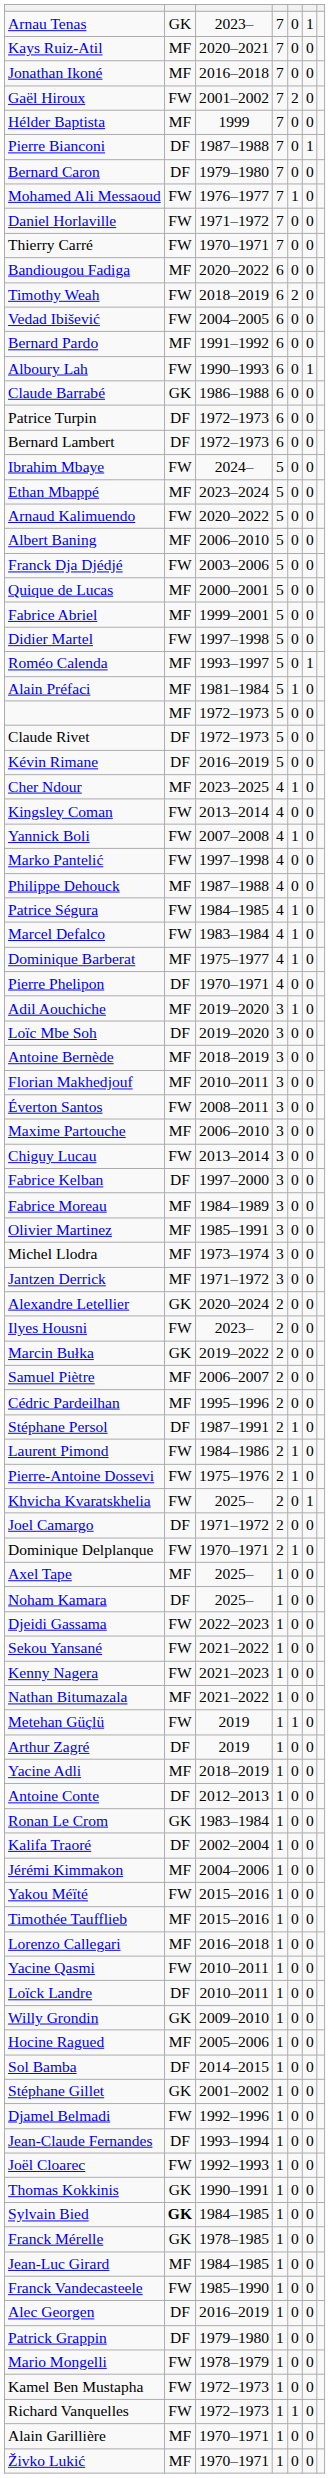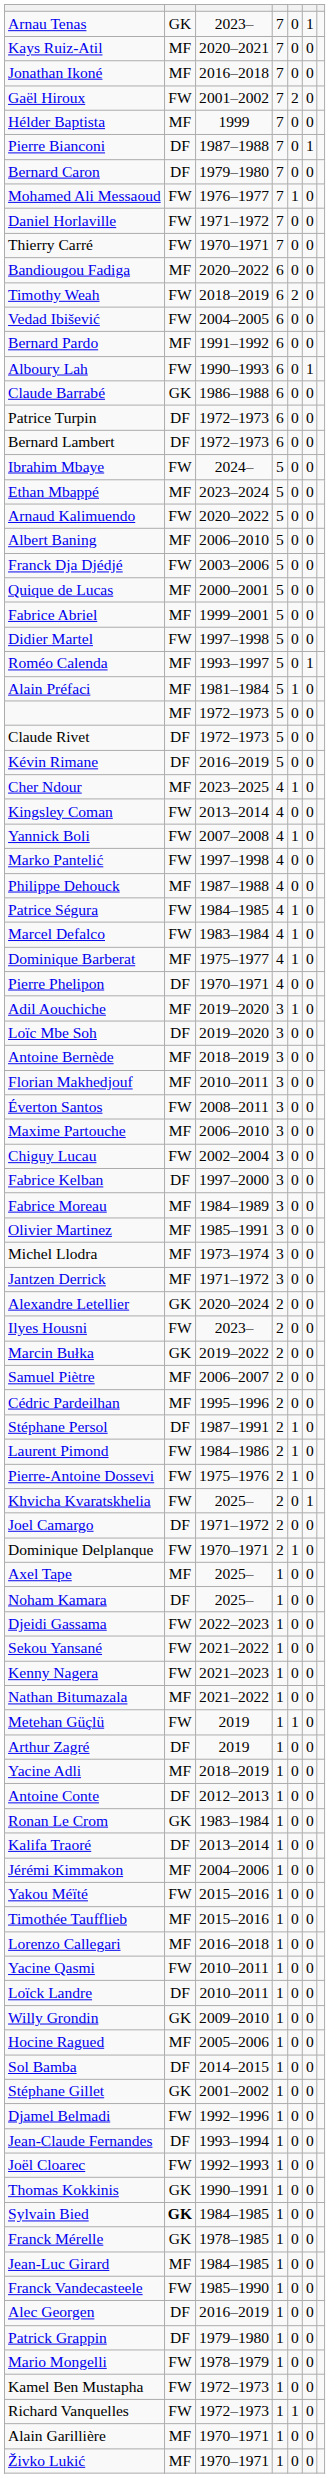(234, 1156) 2013–2014 -> (234, 1156) 2002–2004
(234, 1845) 2002–2004 -> (234, 1845) 2013–2014
